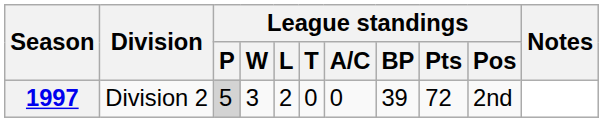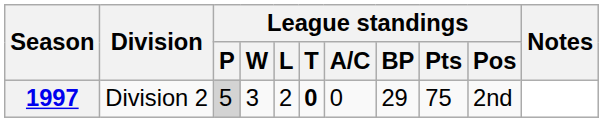(311, 98) normal -> (311, 98) bold
(395, 98) 39 -> (395, 98) 29
(438, 98) 72 -> (438, 98) 75
